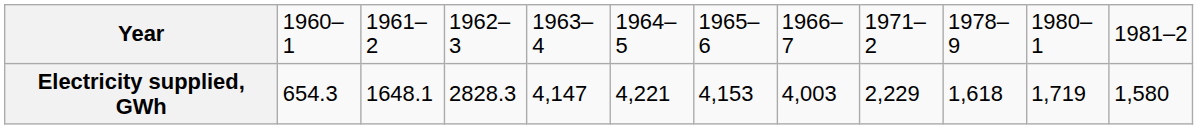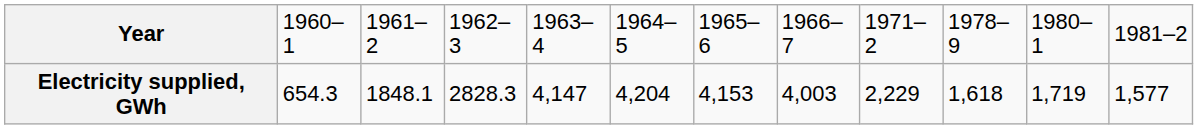(399, 93) 1648.1 -> (399, 93) 1848.1
(643, 93) 4,221 -> (643, 93) 4,204
(1142, 93) 1,580 -> (1142, 93) 1,577
